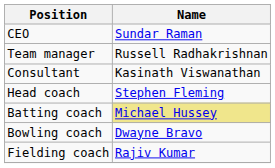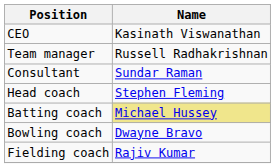(159, 34) Sundar Raman -> (188, 34) Kasinath Viswanathan
(188, 73) Kasinath Viswanathan -> (159, 73) Sundar Raman
